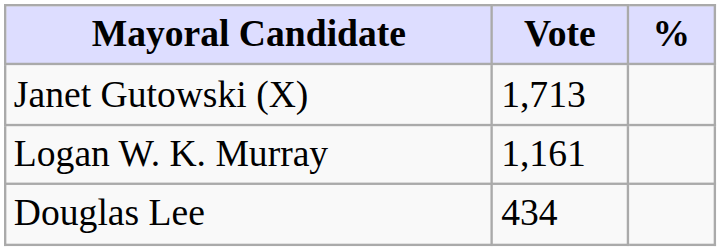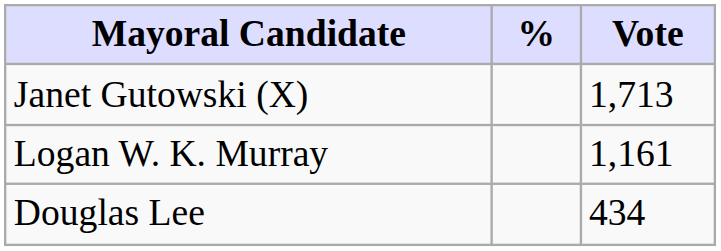columns swapped: (560, 34) <-> (671, 34)
